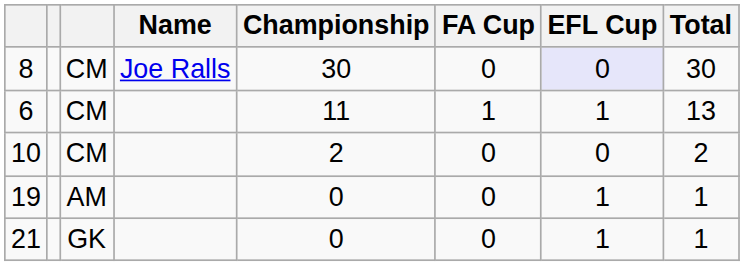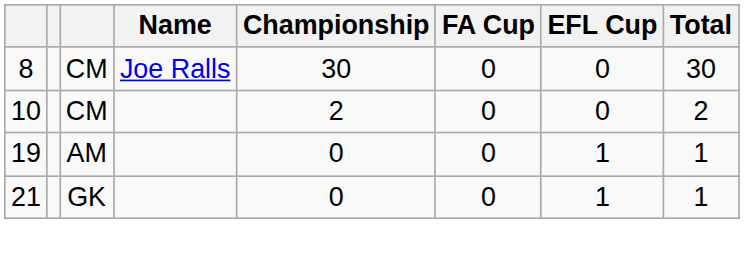(602, 68) lavender background -> (602, 68) no background
- row: (26, 111)
